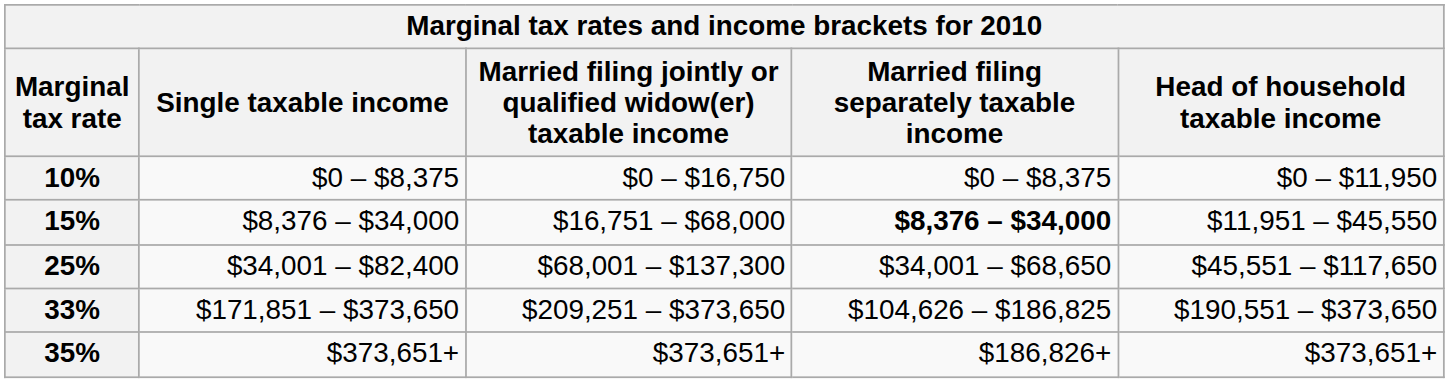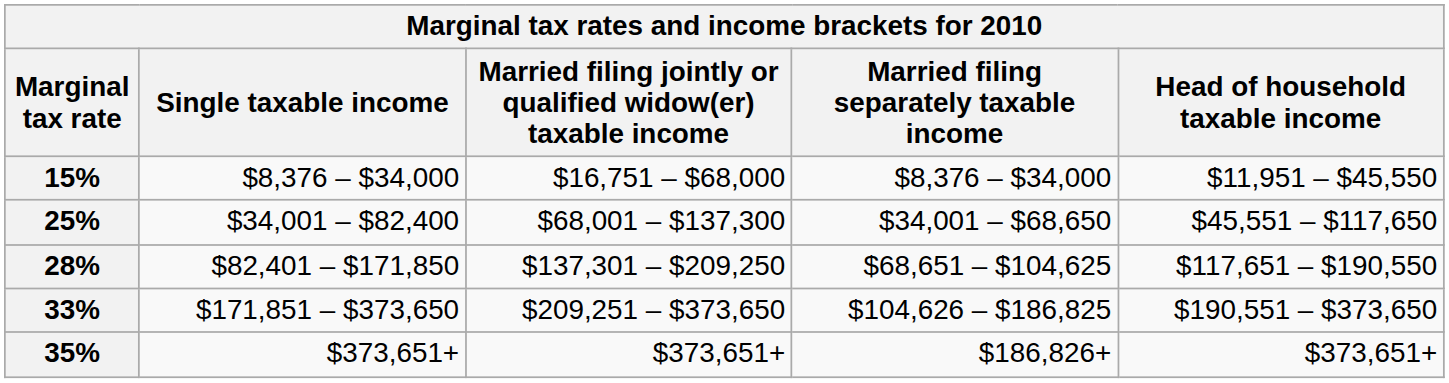- row: (72, 177)
(1003, 221) bold -> (1003, 177) normal
+ row: (72, 265)
